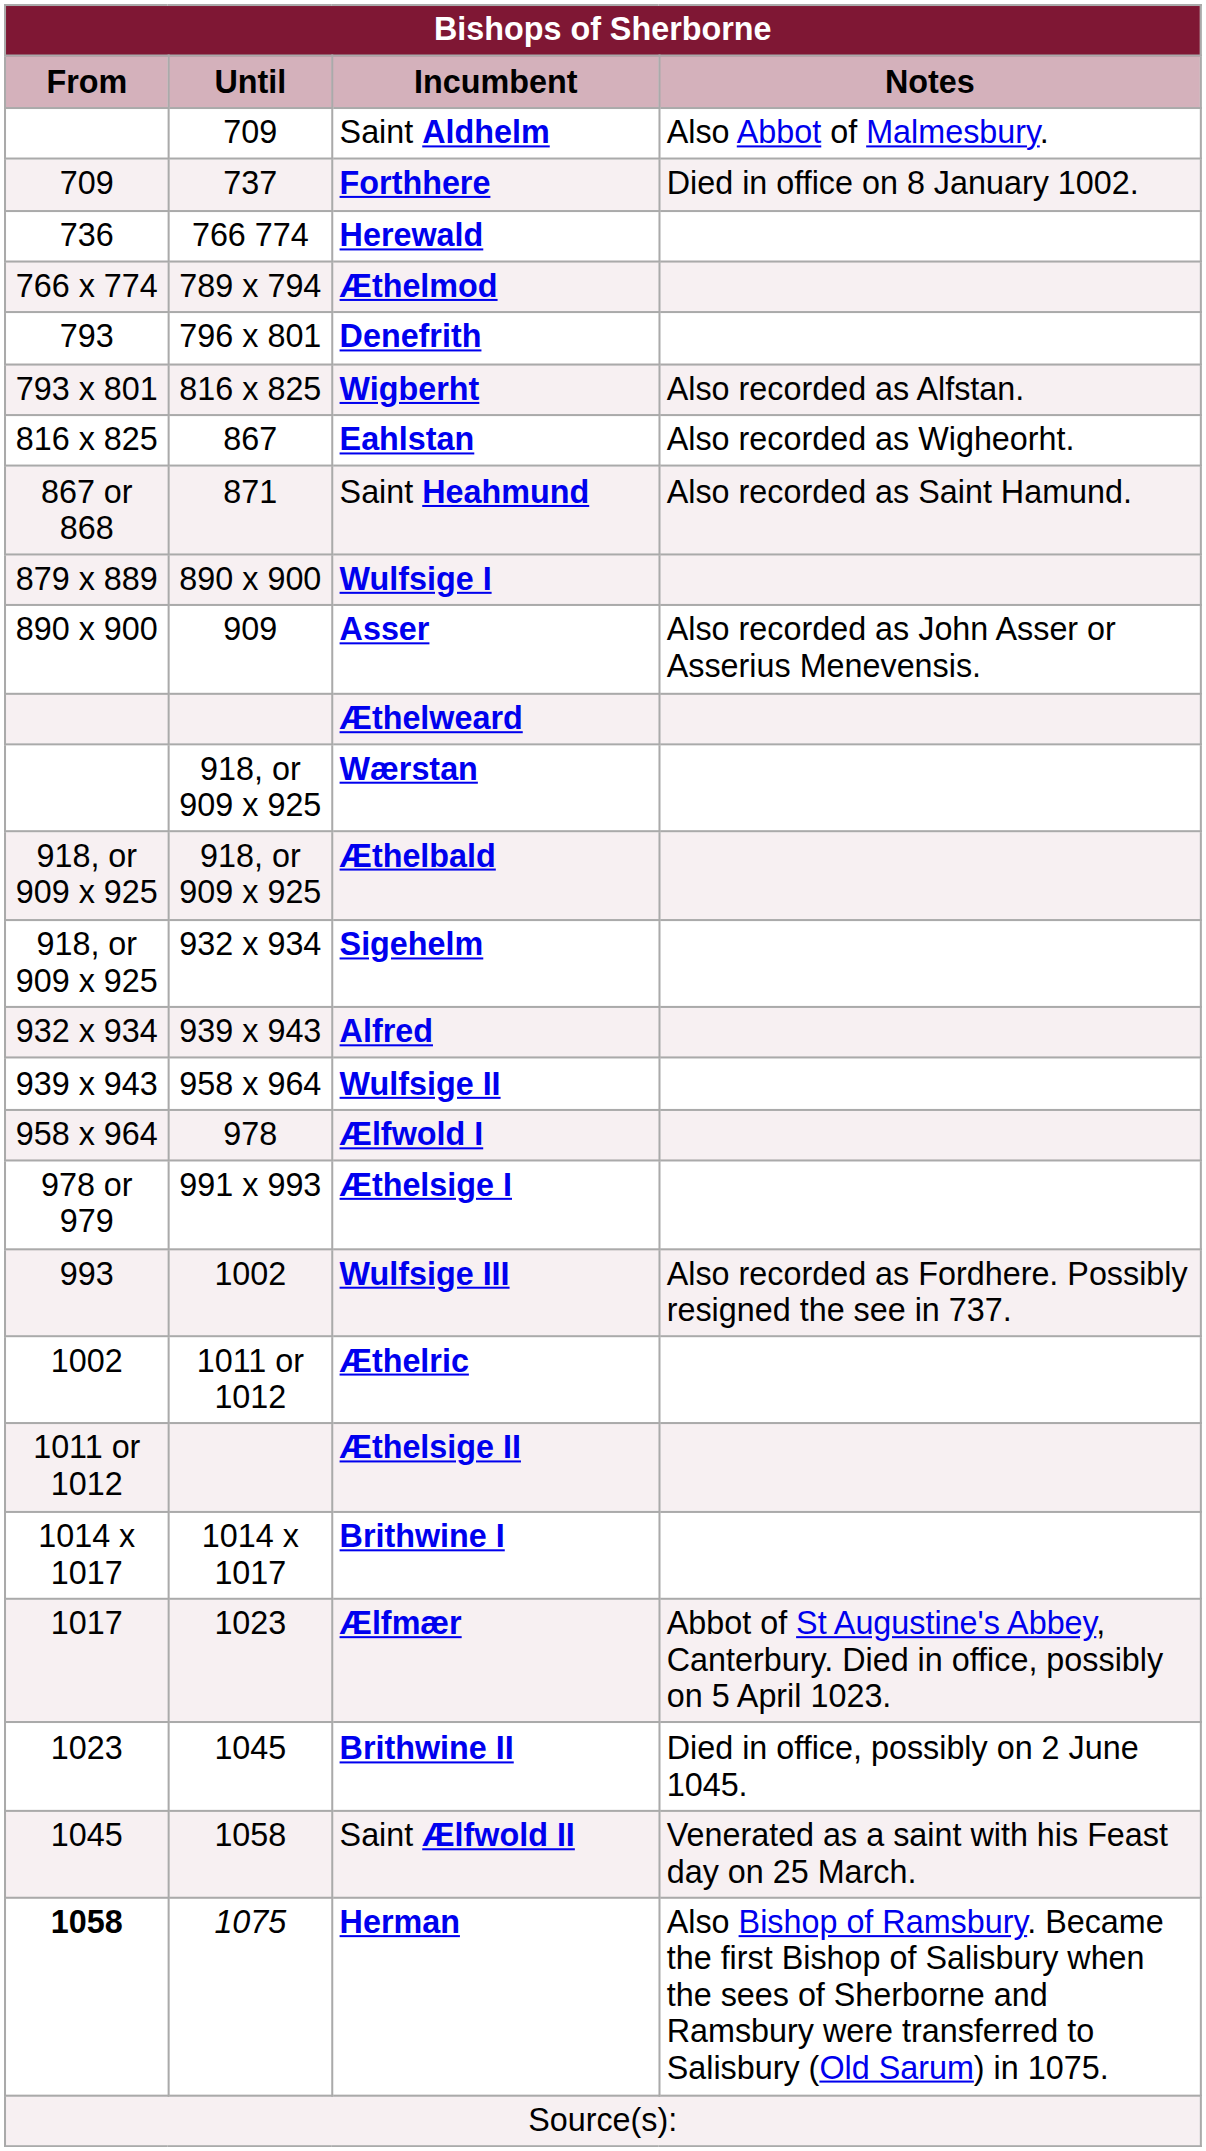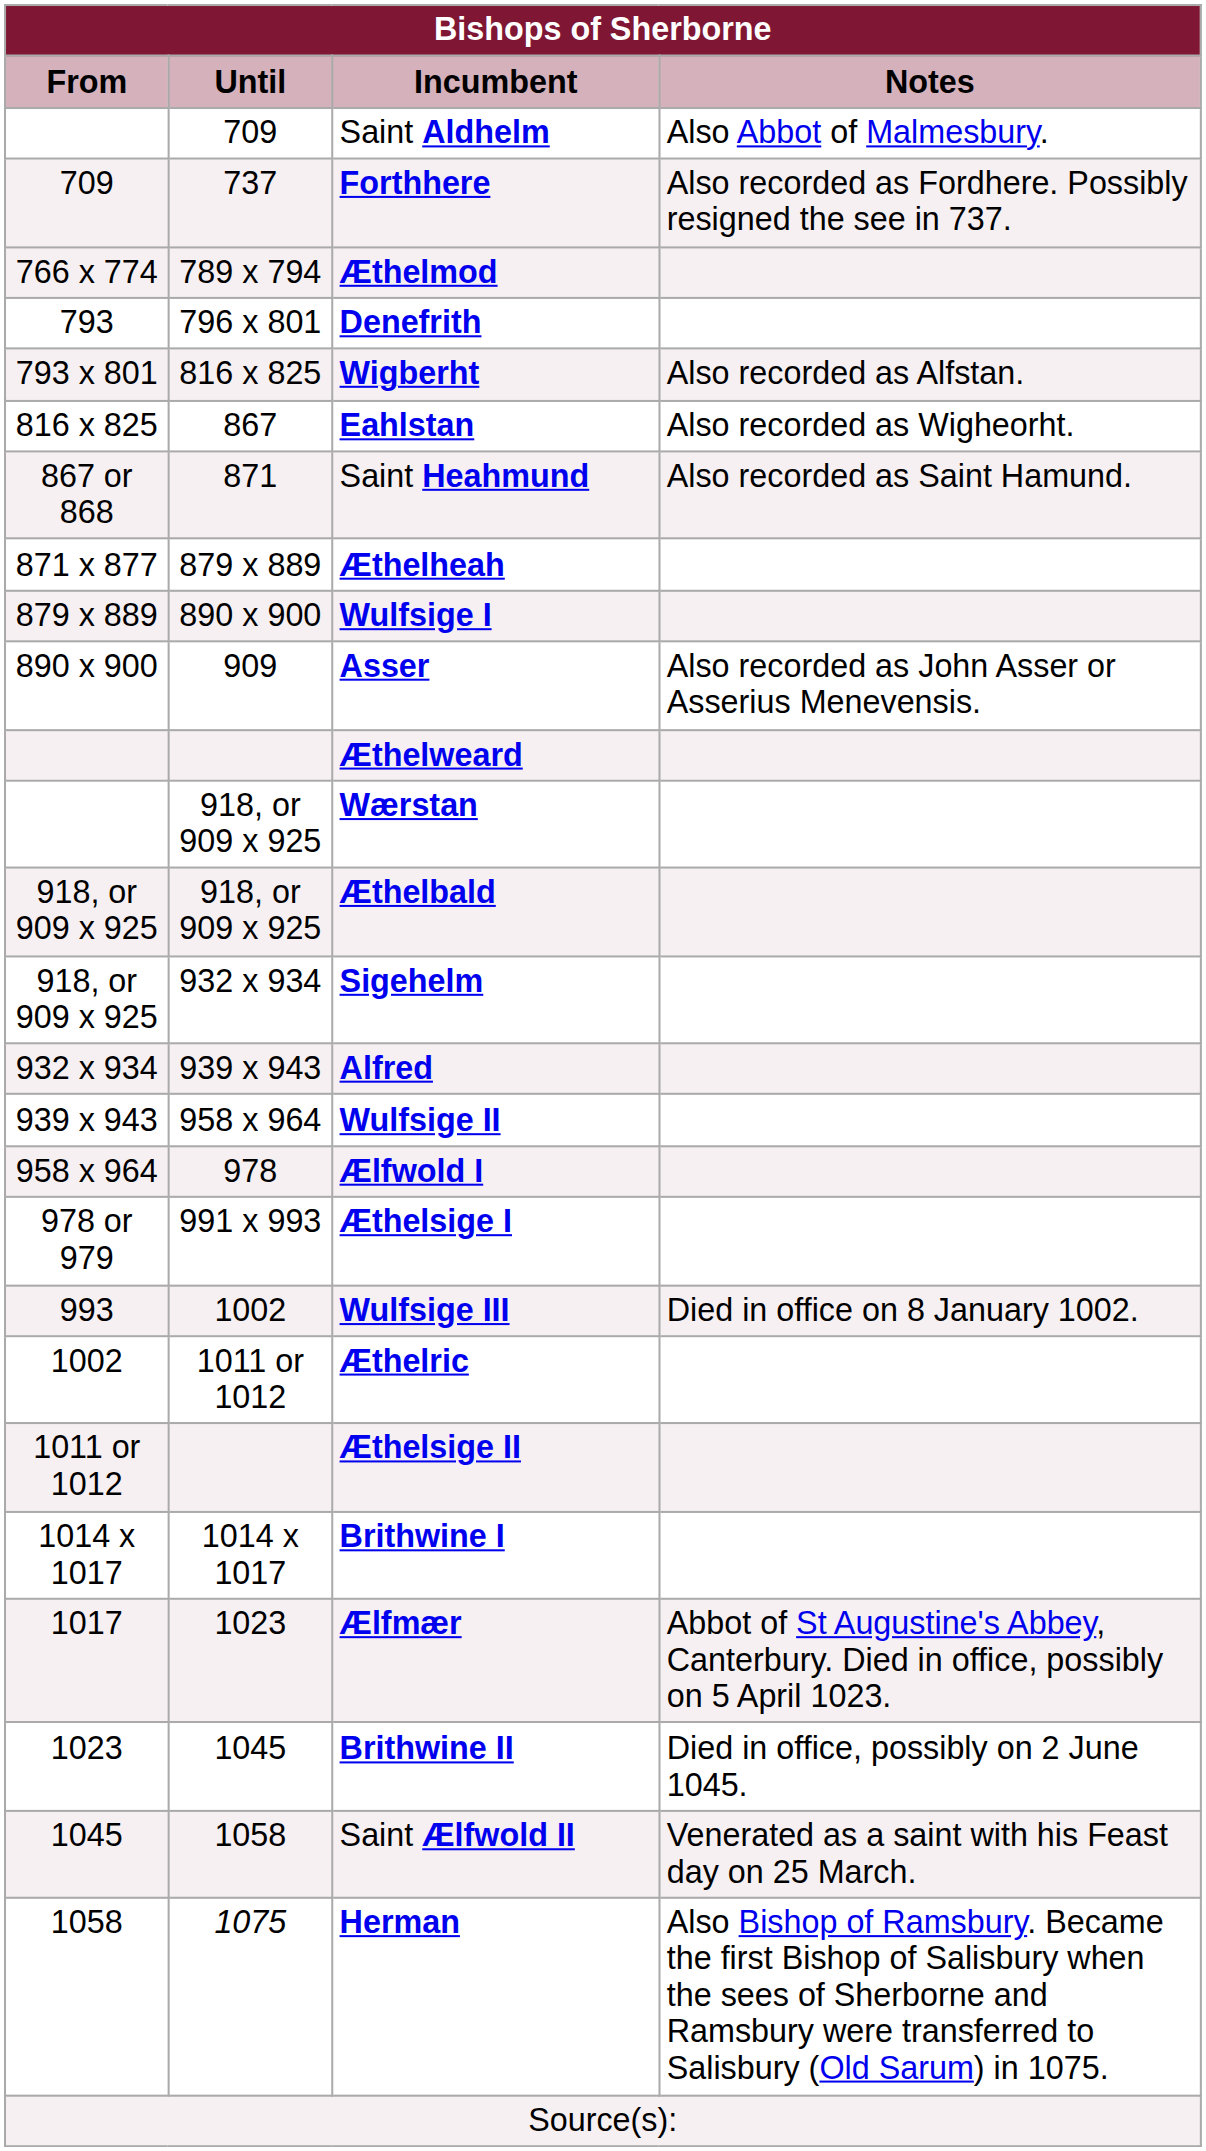(903, 183) Died in office on 8 January 1002. -> (927, 202) Also recorded as Fordhere. Possibly resigned the see in 737.
- row: (411, 235)
+ row: (422, 564)
(927, 1291) Also recorded as Fordhere. Possibly resigned the see in 737. -> (903, 1309) Died in office on 8 January 1002.
(87, 1923) bold -> (87, 1923) normal
